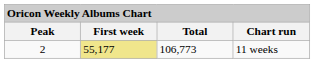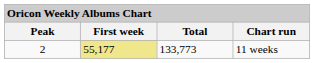(178, 49) 106,773 -> (178, 49) 133,773
